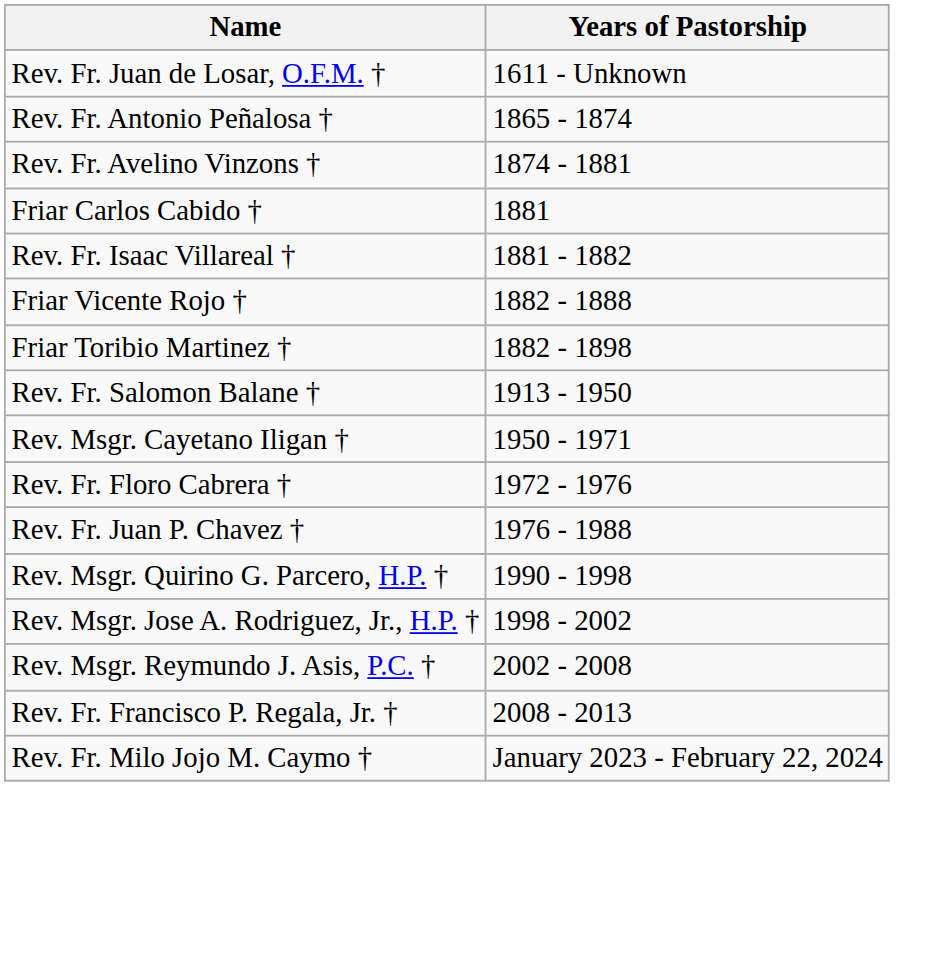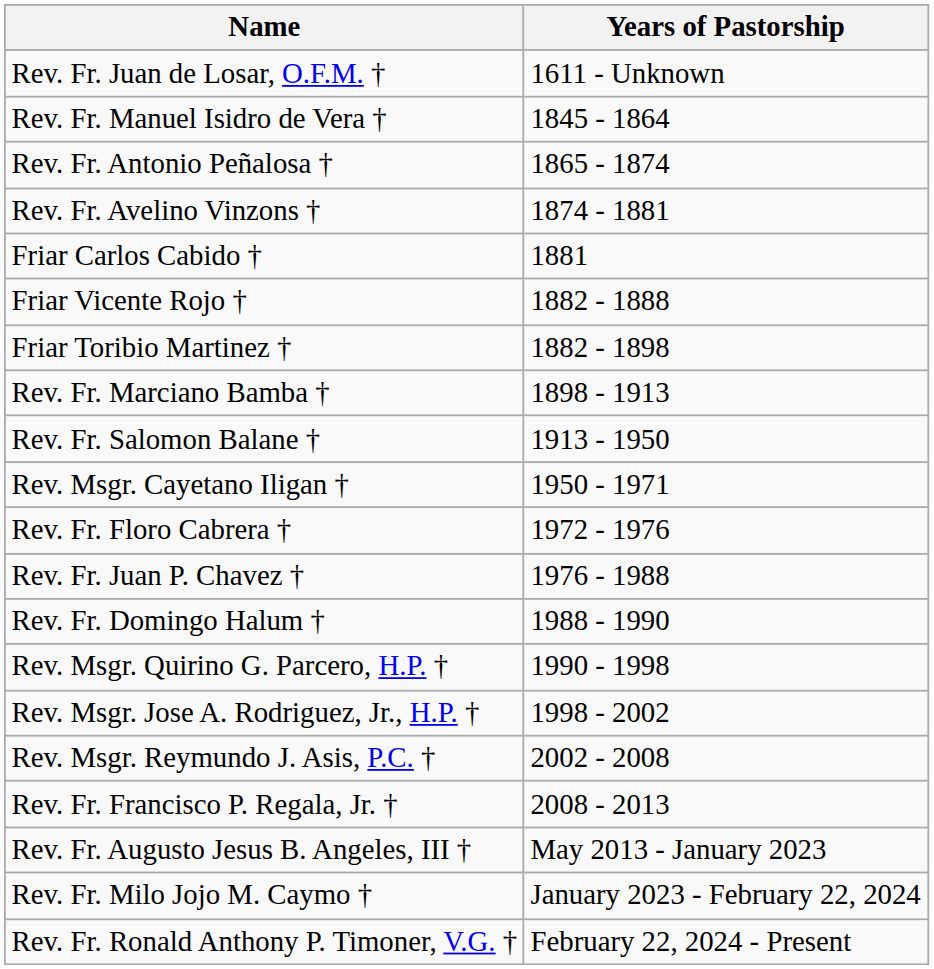+ row: (199, 118)
- row: (153, 255)
+ row: (171, 392)
+ row: (168, 621)
+ row: (241, 849)
+ row: (264, 940)
